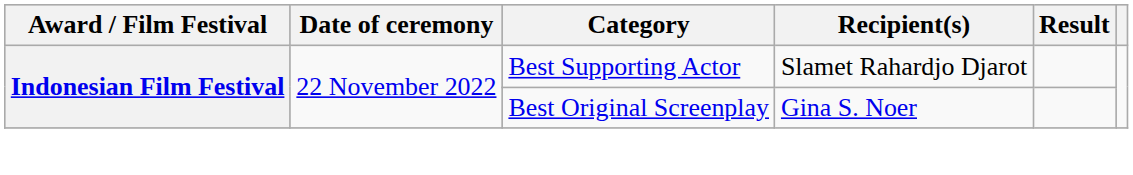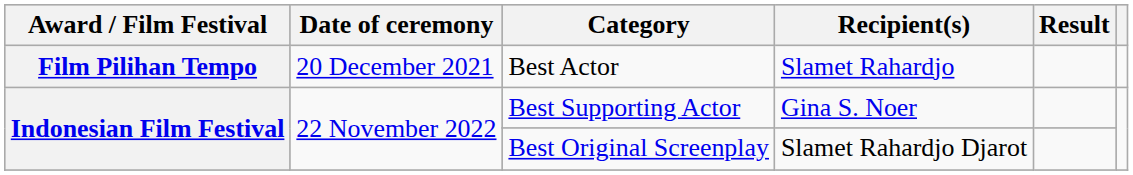+ row: (564, 66)
(904, 66) Slamet Rahardjo Djarot -> (849, 107) Gina S. Noer
(849, 107) Gina S. Noer -> (904, 148) Slamet Rahardjo Djarot
